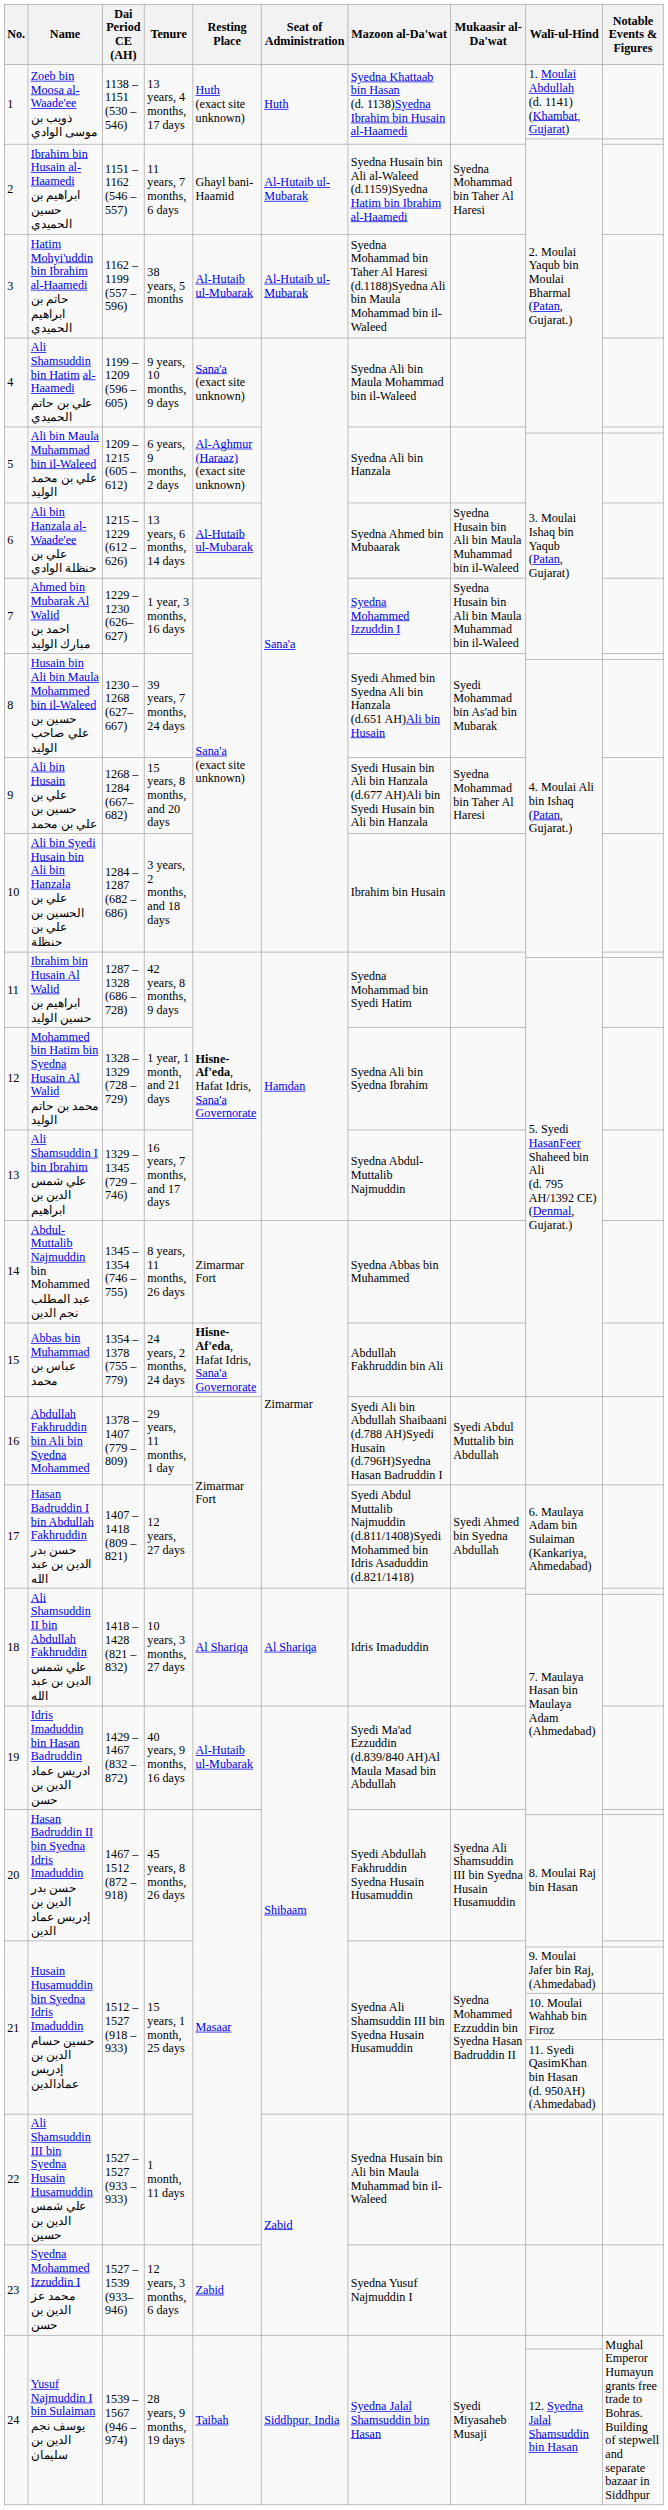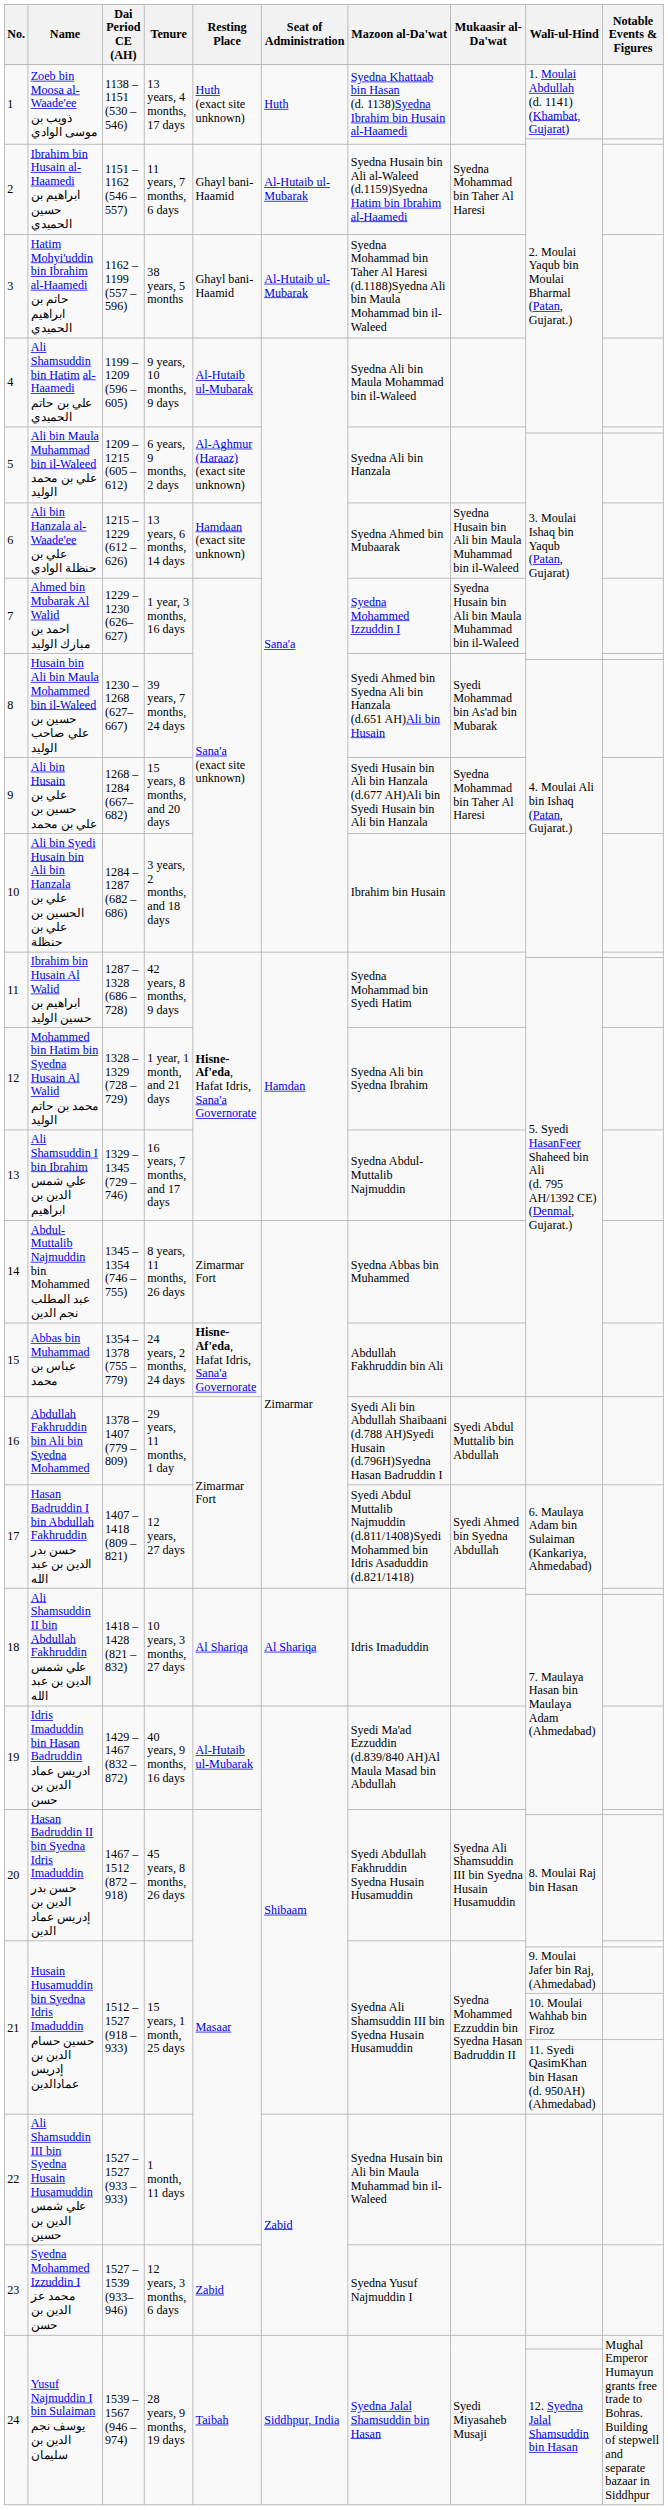(224, 286) Al-Hutaib ul-Mubarak -> (224, 286) Ghayl bani-Haamid
(220, 382) Sana'a (exact site unknown) -> (224, 382) Al-Hutaib ul-Mubarak
(224, 540) Al-Hutaib ul-Mubarak -> (220, 540) Hamdaan (exact site unknown)
